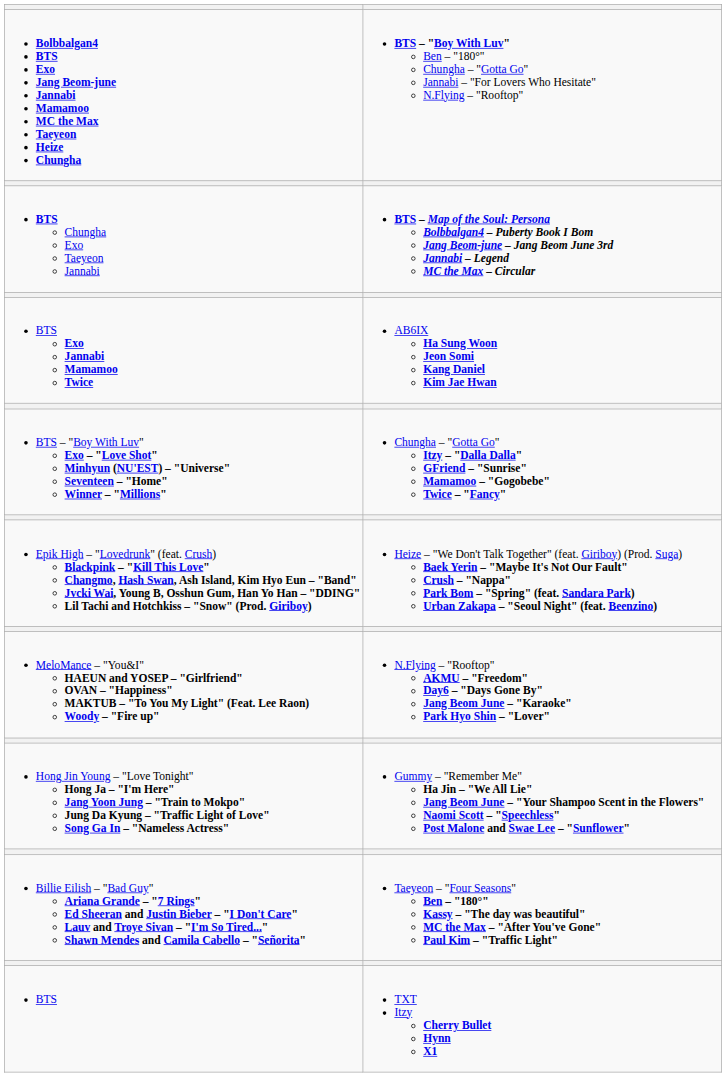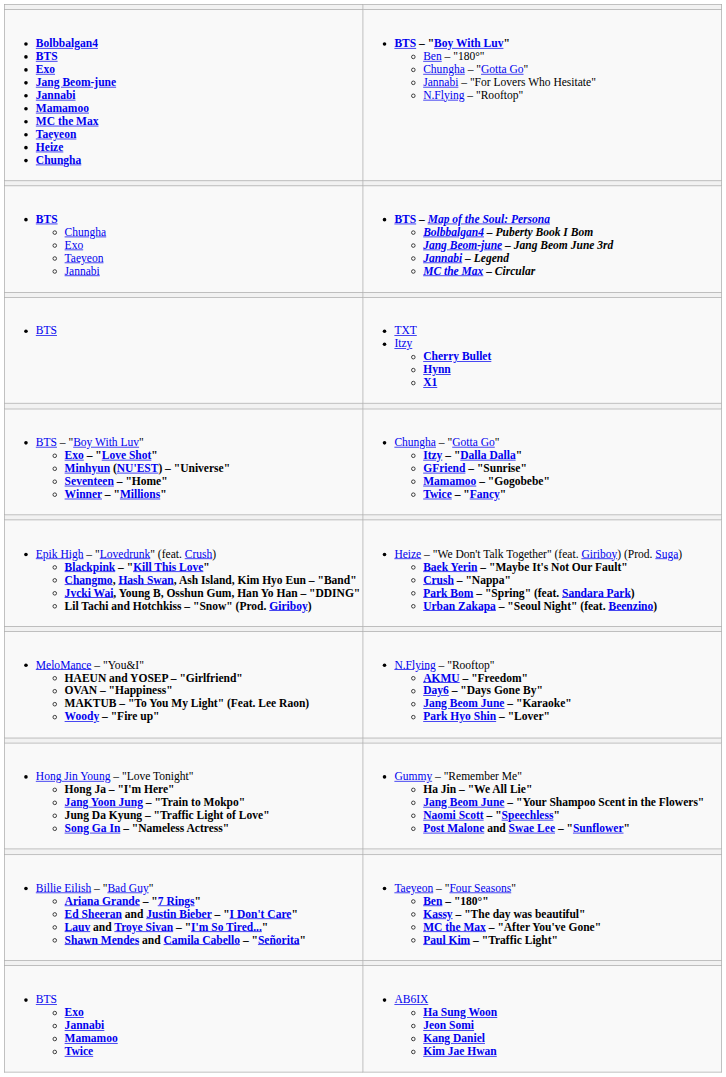rows swapped: (184, 999) <-> (184, 357)
